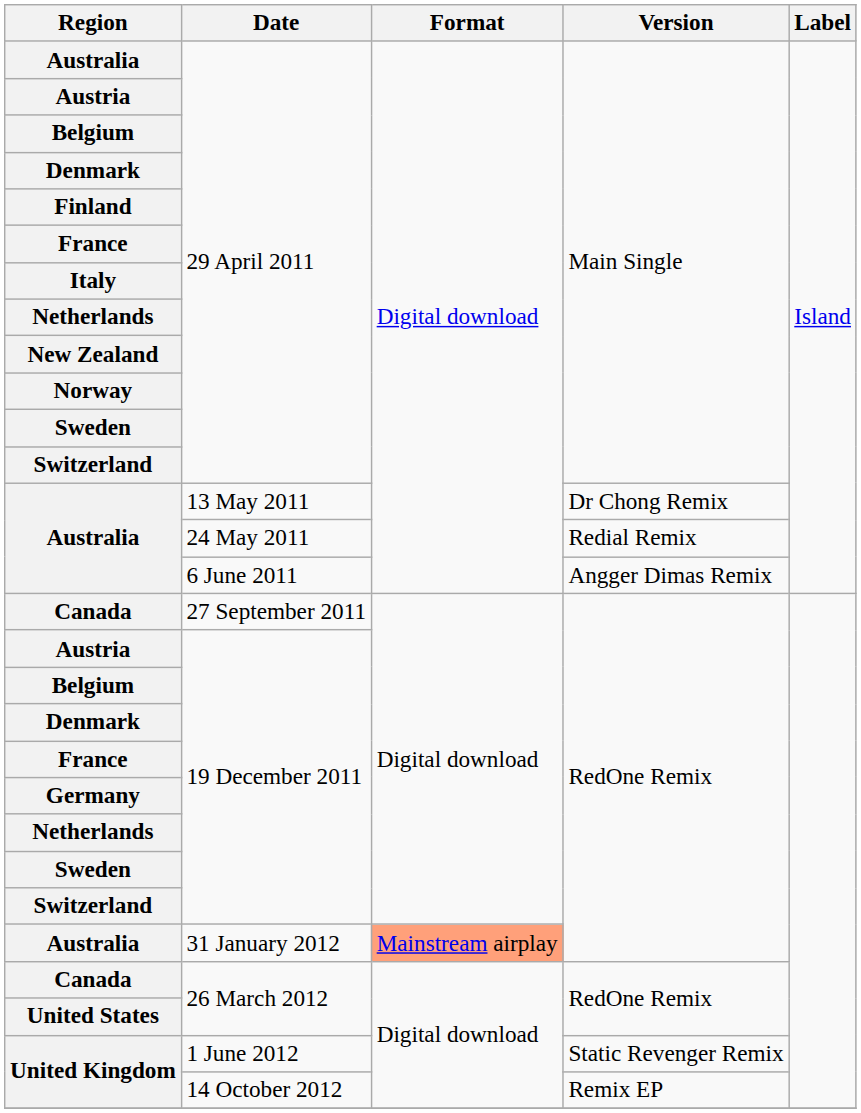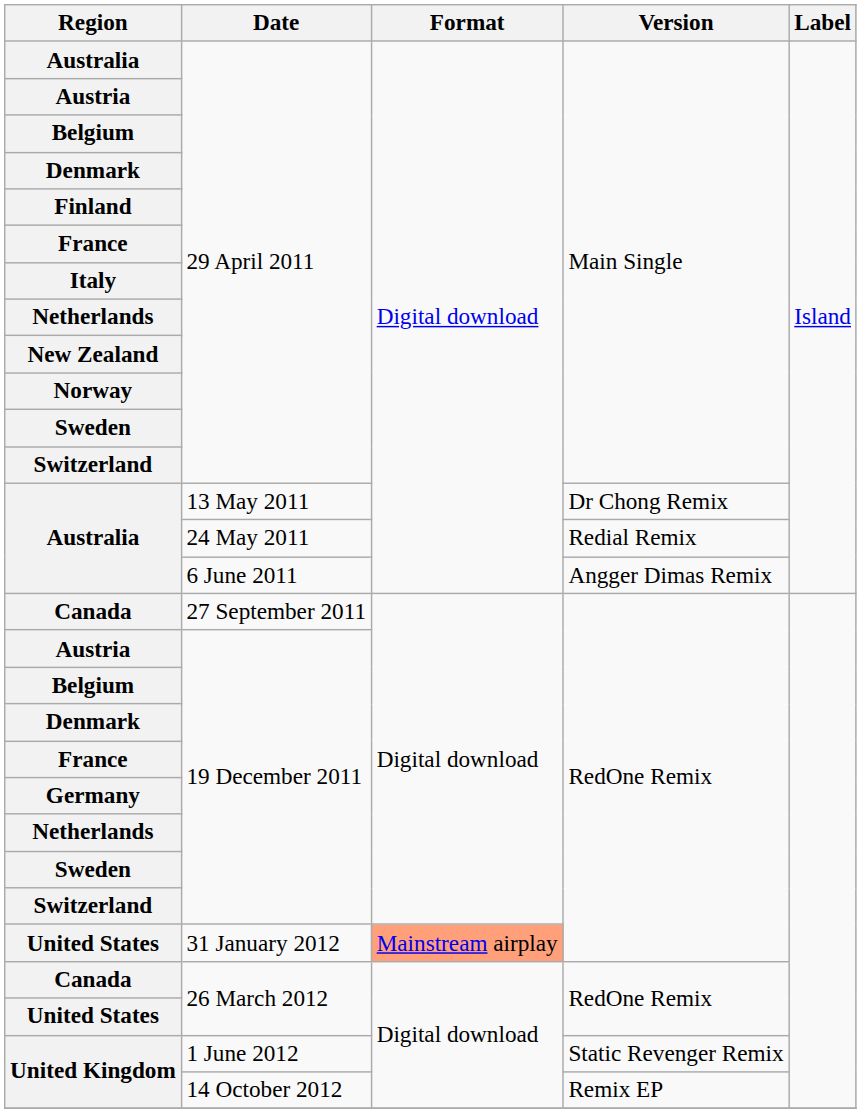(93, 942) Australia -> (93, 942) United States
